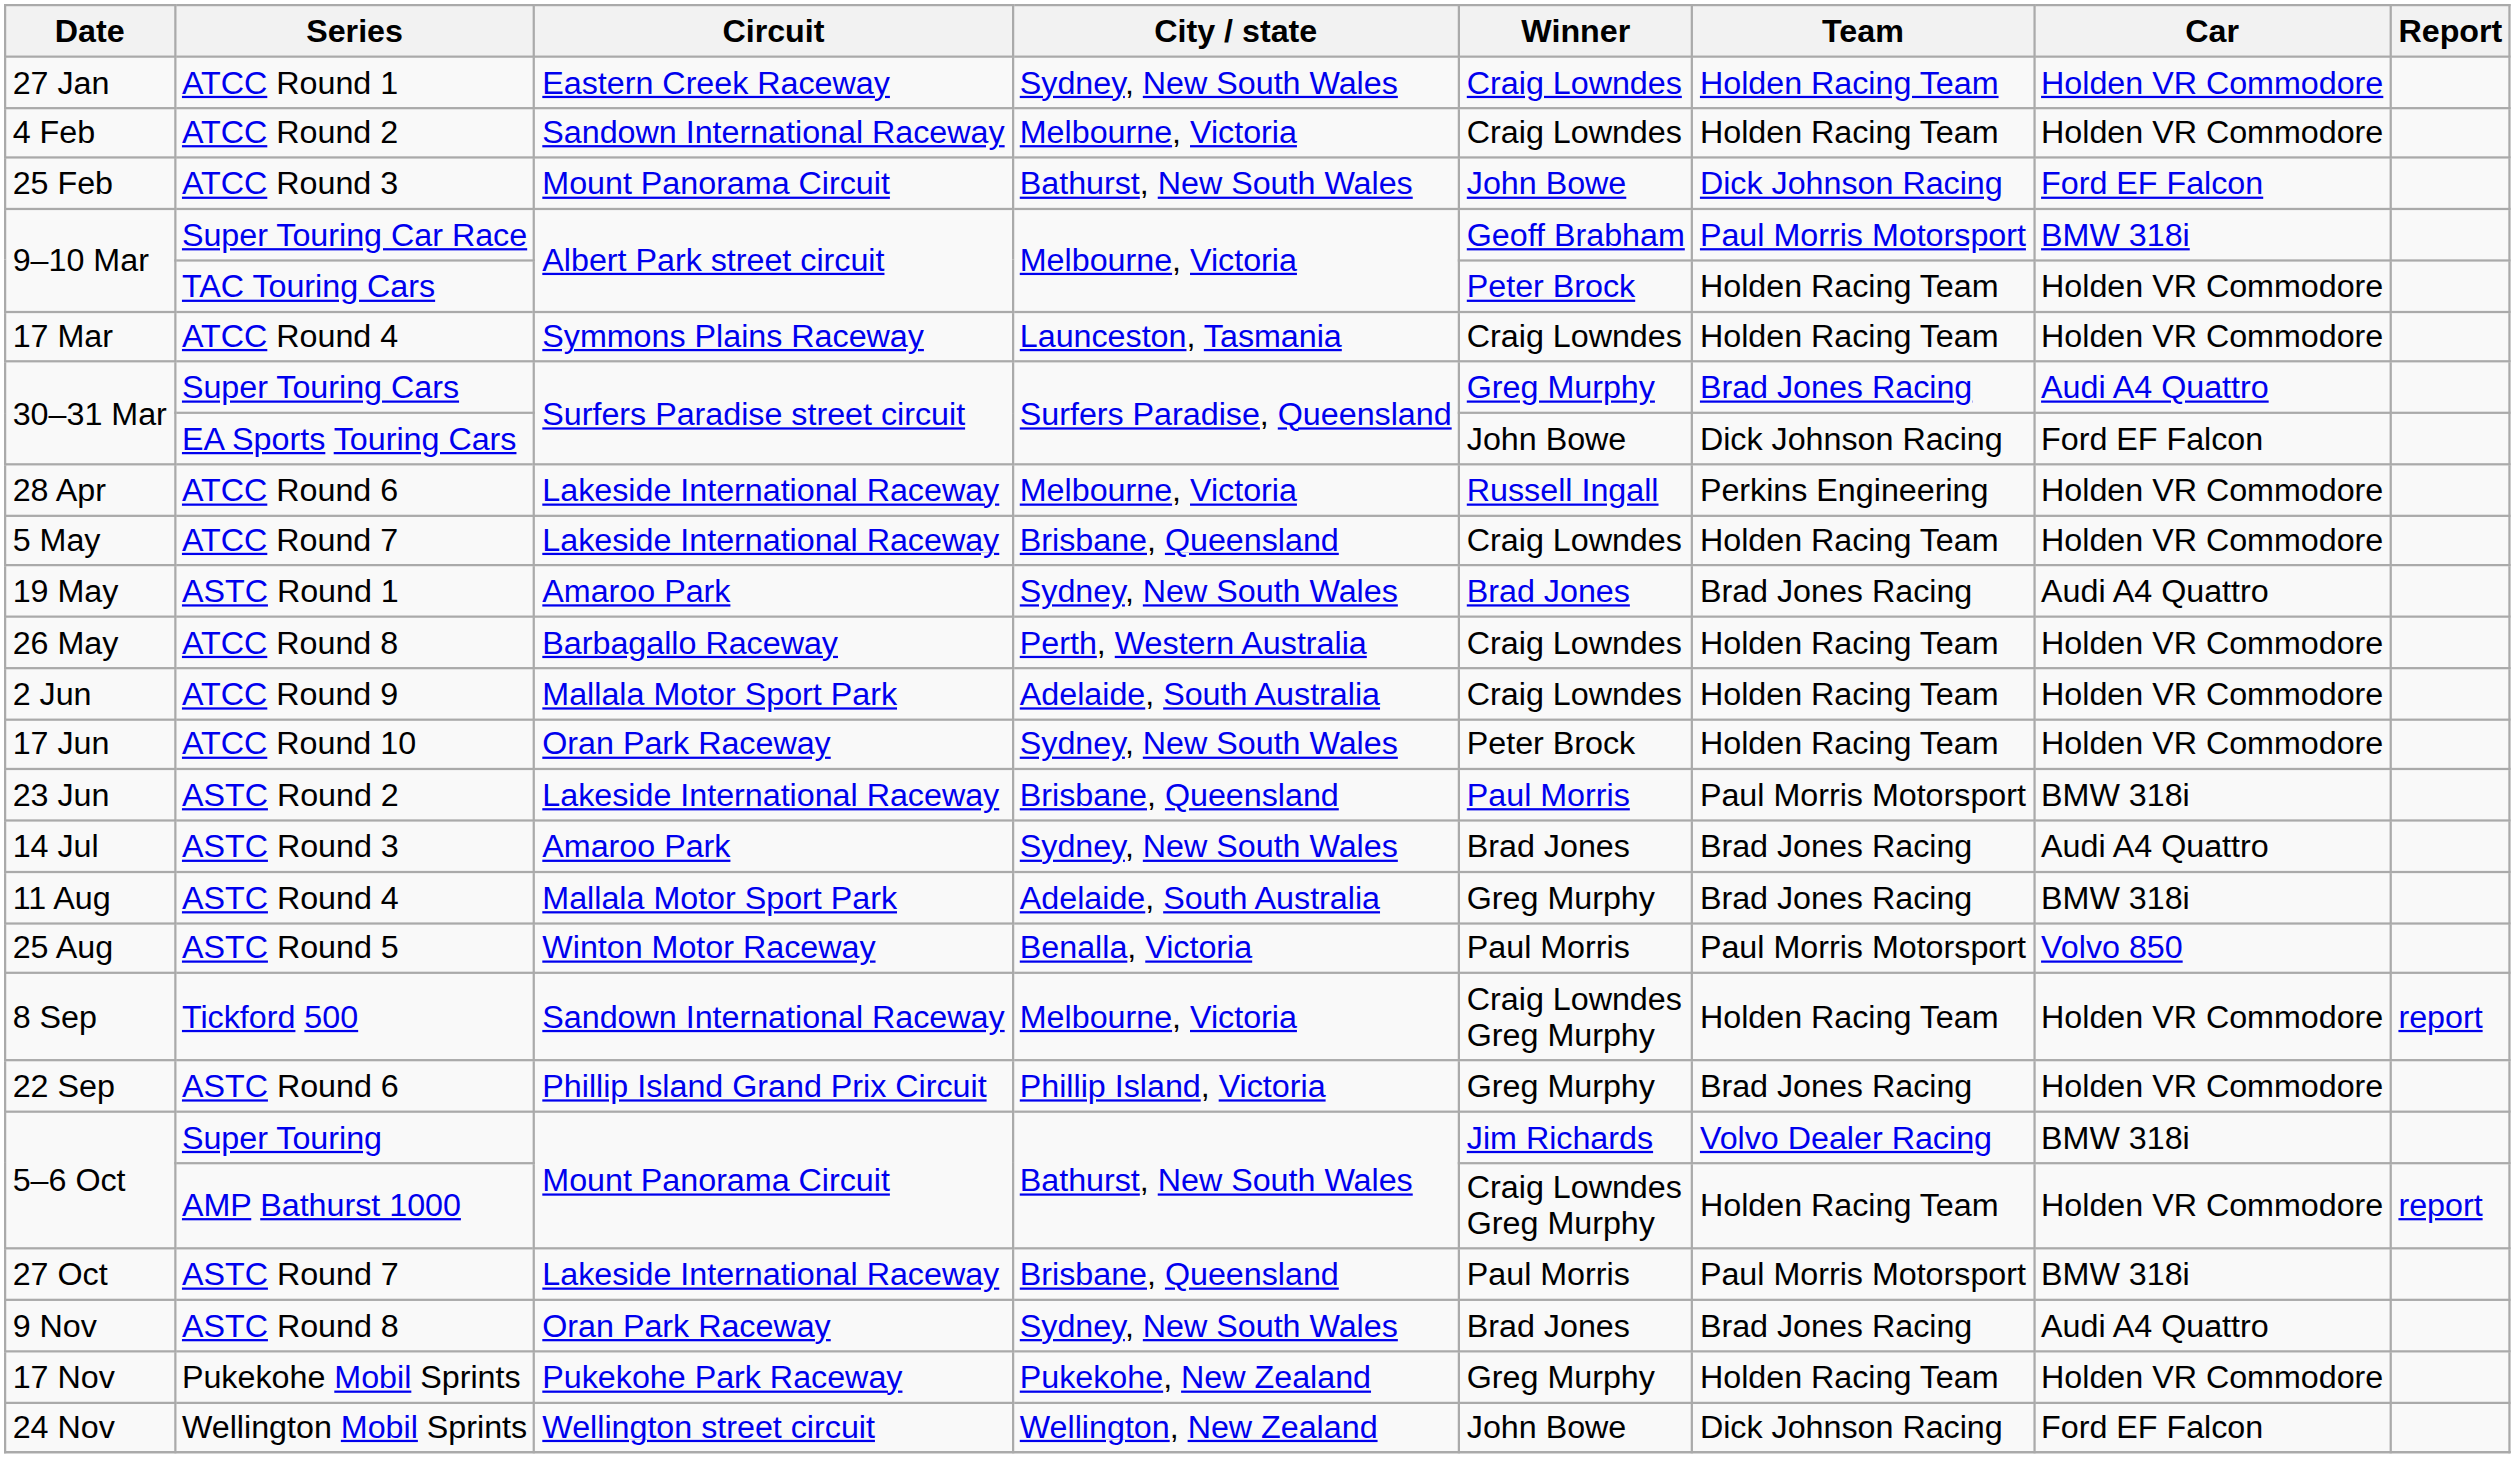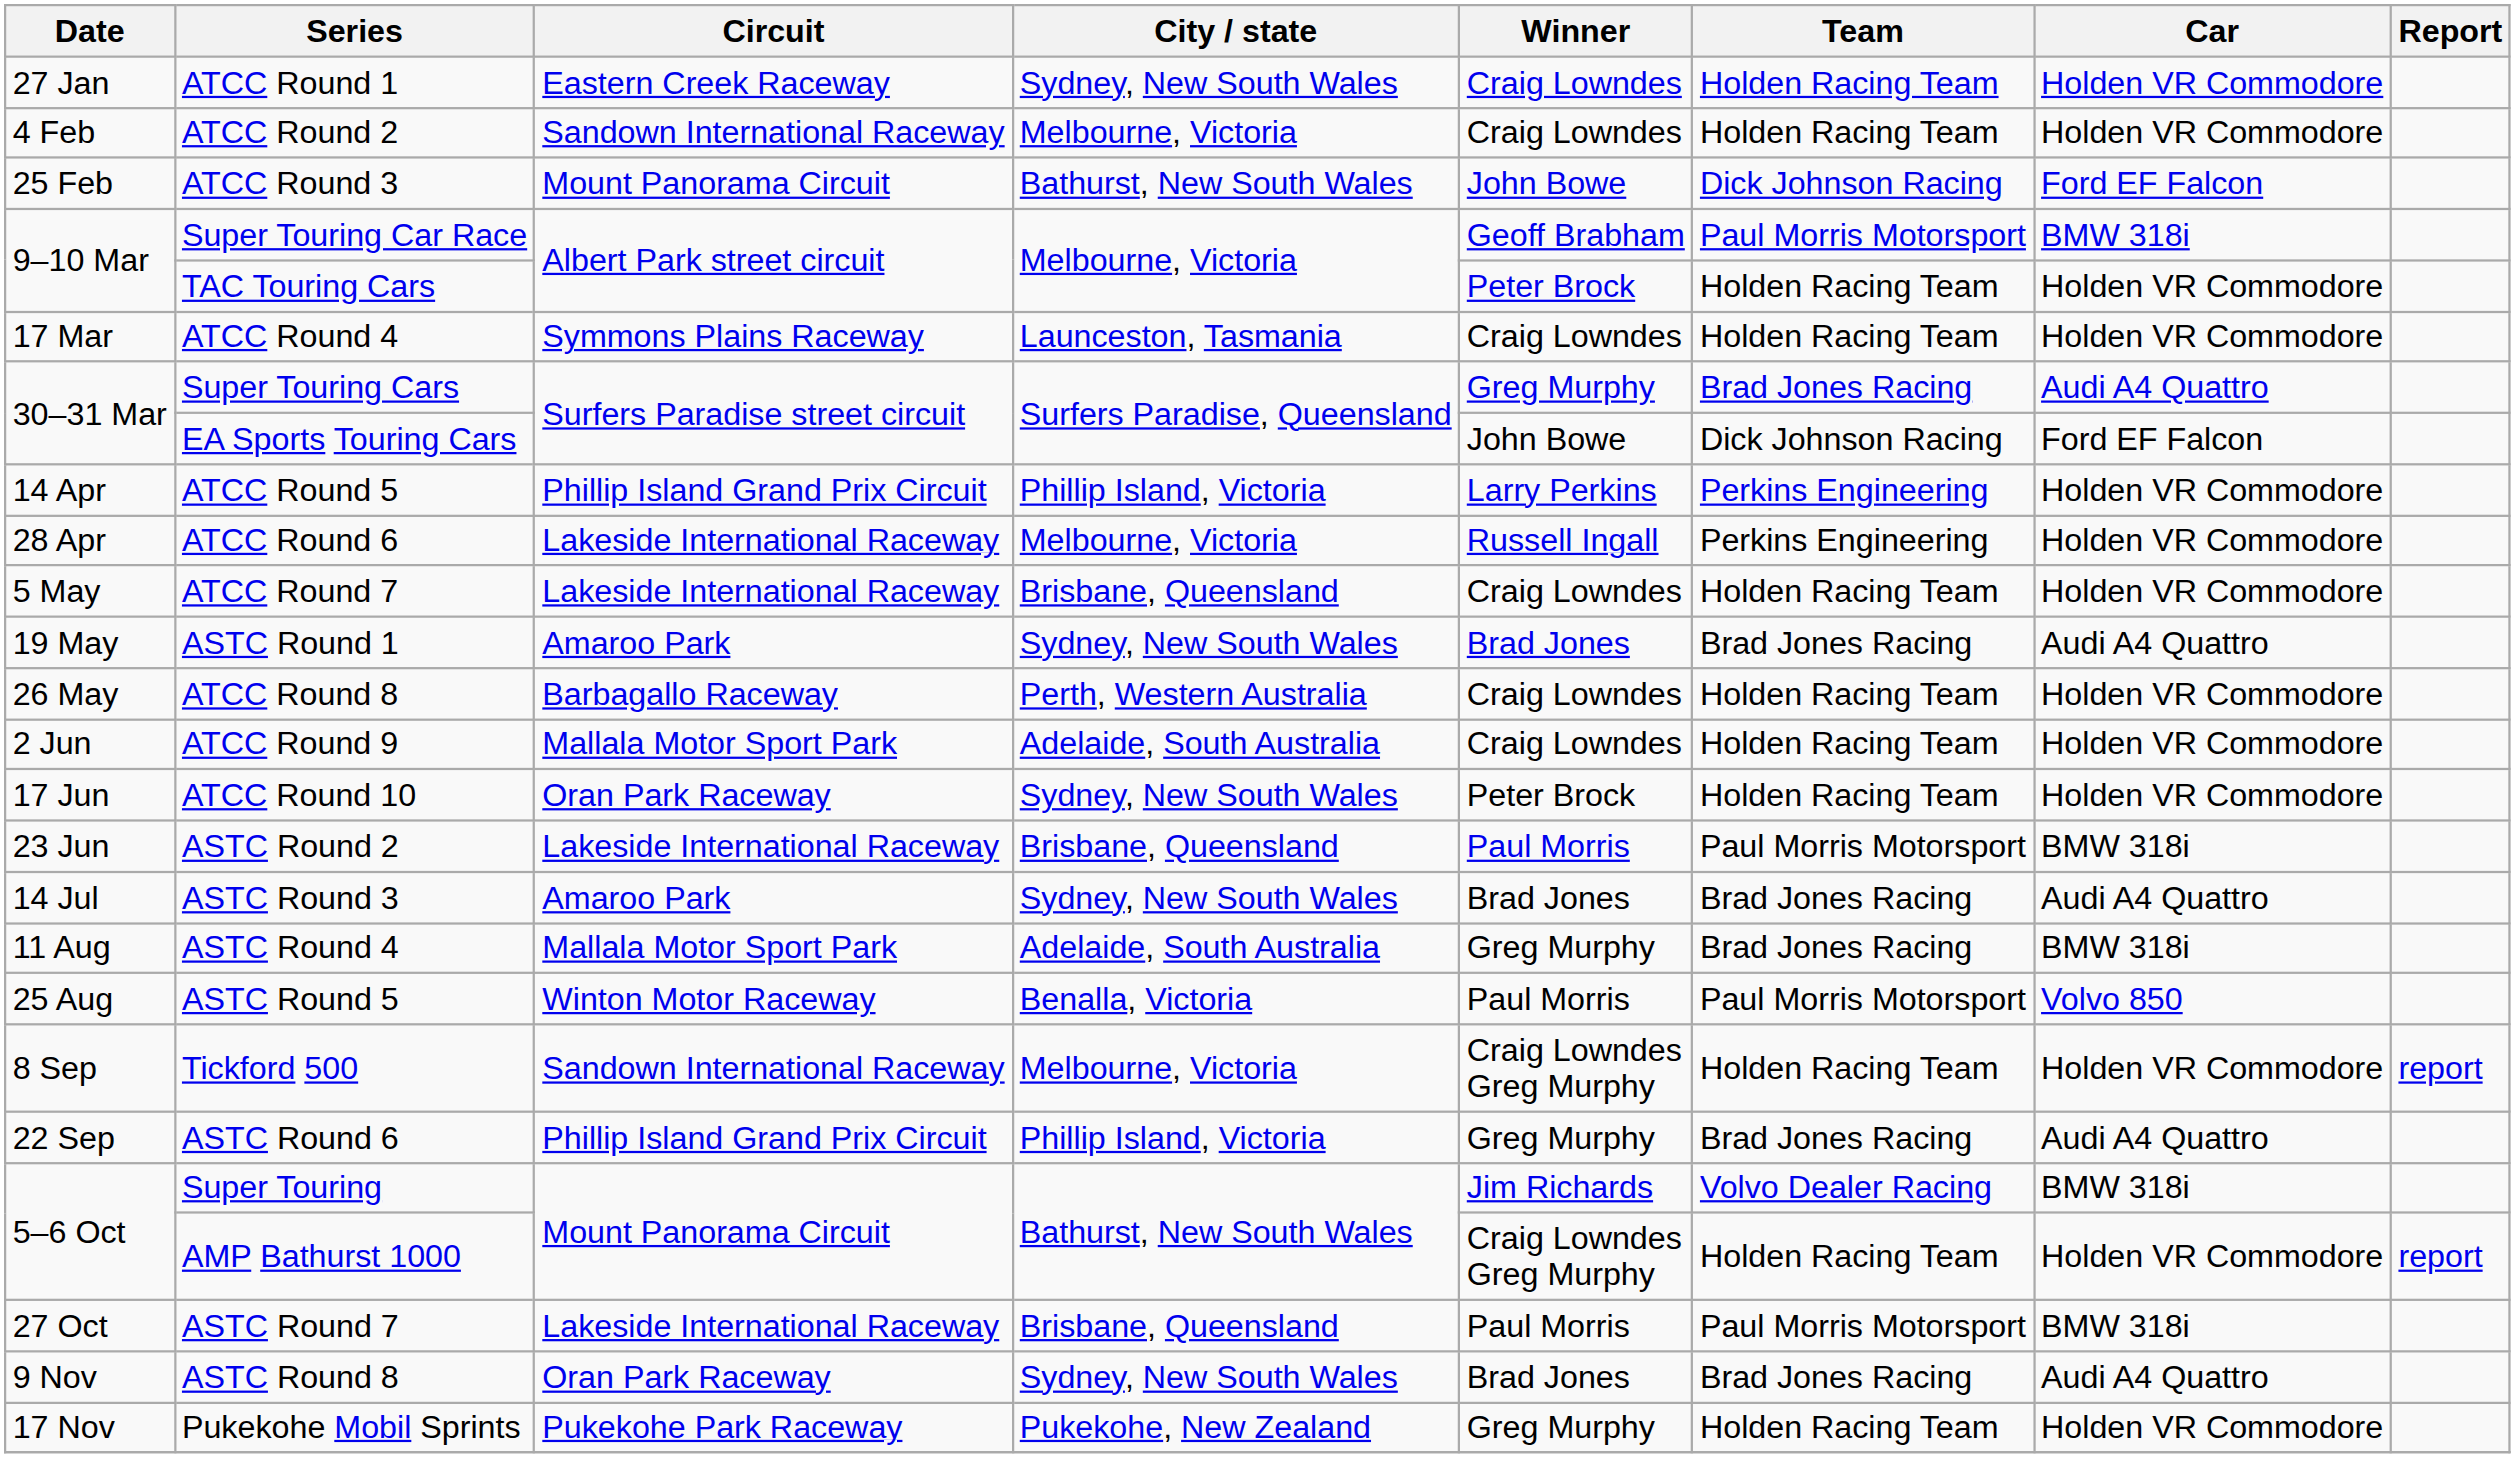+ row: (290, 490)
(2212, 1086) Holden VR Commodore -> (2155, 1137) Audi A4 Quattro
- row: (355, 1428)
